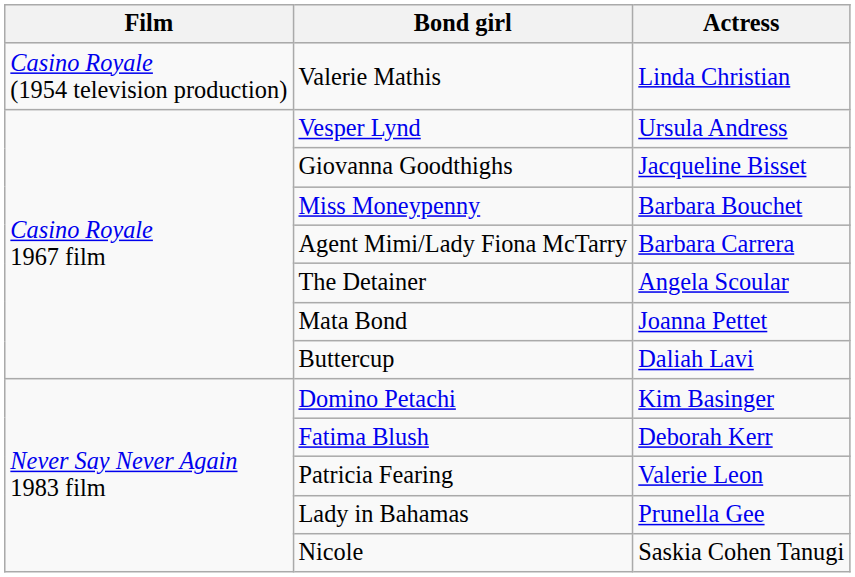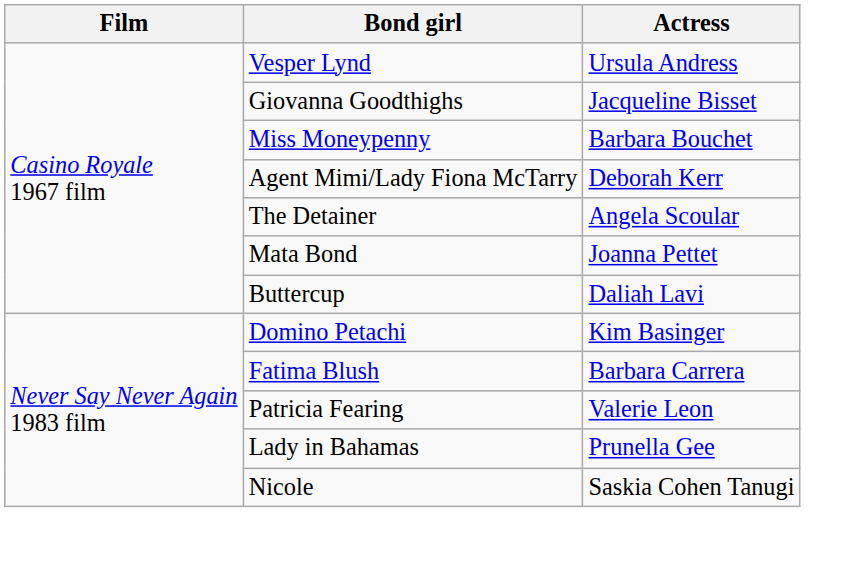- row: (370, 76)
(716, 243) Barbara Carrera -> (656, 178) Deborah Kerr
(705, 436) Deborah Kerr -> (666, 370) Barbara Carrera
